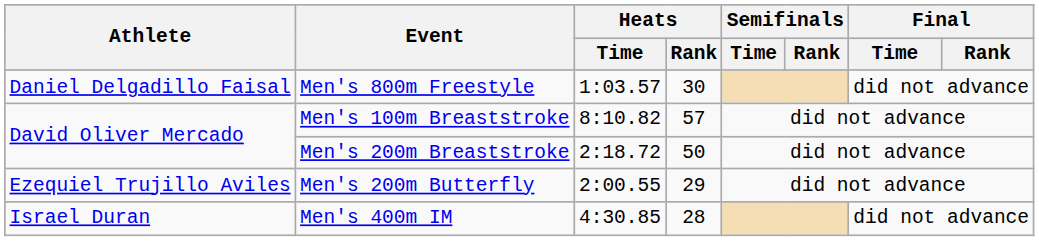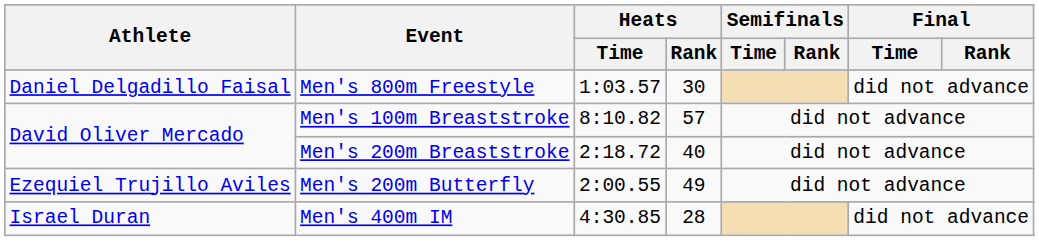(694, 152) 50 -> (694, 152) 40
(694, 185) 29 -> (694, 185) 49
